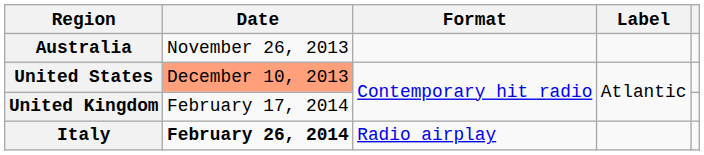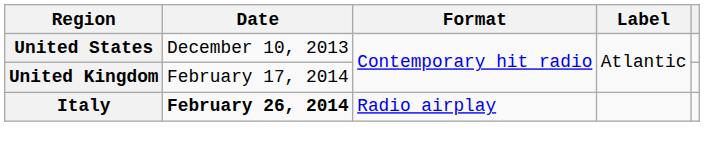- row: (84, 48)
(258, 77) lightsalmon background -> (258, 48) no background
